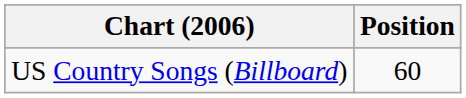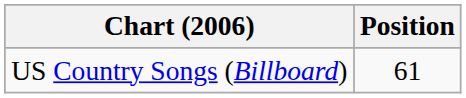(407, 69) 60 -> (407, 69) 61
